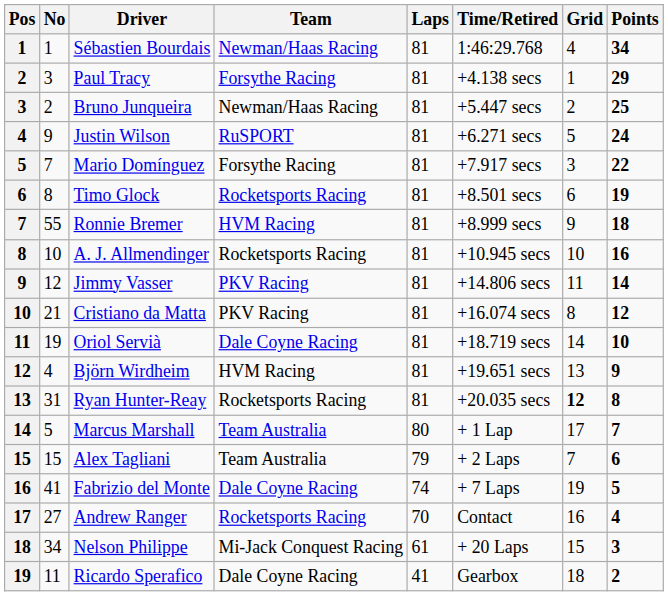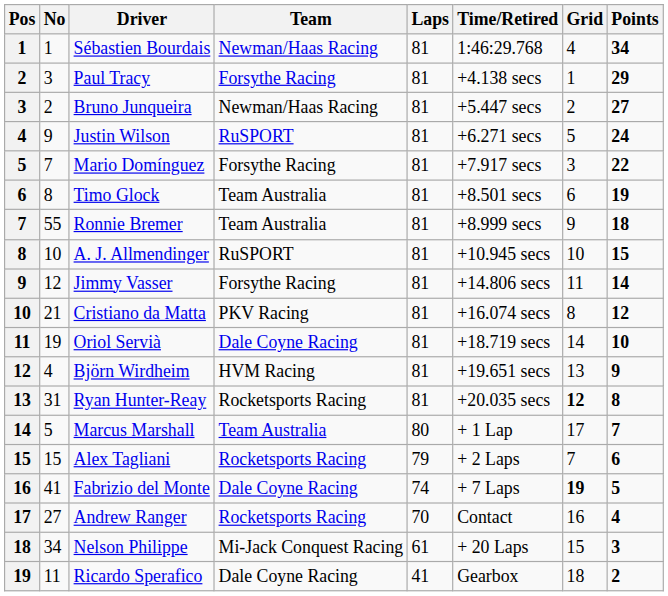(620, 107) 25 -> (620, 107) 27
(292, 195) Rocketsports Racing -> (272, 195) Team Australia
(267, 224) HVM Racing -> (272, 224) Team Australia
(292, 253) Rocketsports Racing -> (256, 253) RuSPORT
(620, 253) 16 -> (620, 253) 15
(264, 283) PKV Racing -> (277, 283) Forsythe Racing
(272, 459) Team Australia -> (292, 459) Rocketsports Racing
(575, 488) normal -> (575, 488) bold
